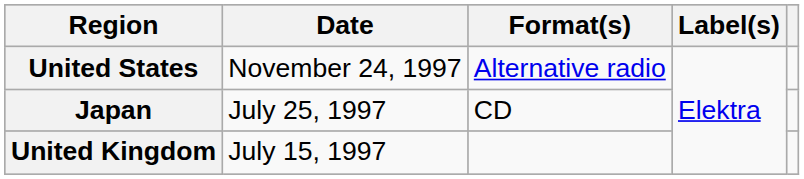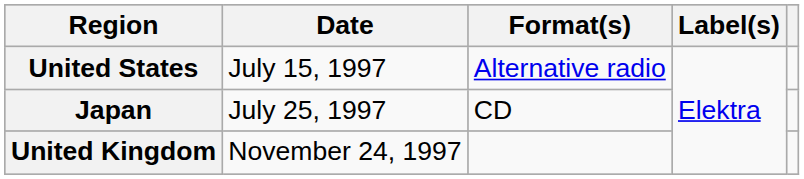(345, 67) November 24, 1997 -> (307, 67) July 15, 1997
(307, 151) July 15, 1997 -> (345, 151) November 24, 1997
